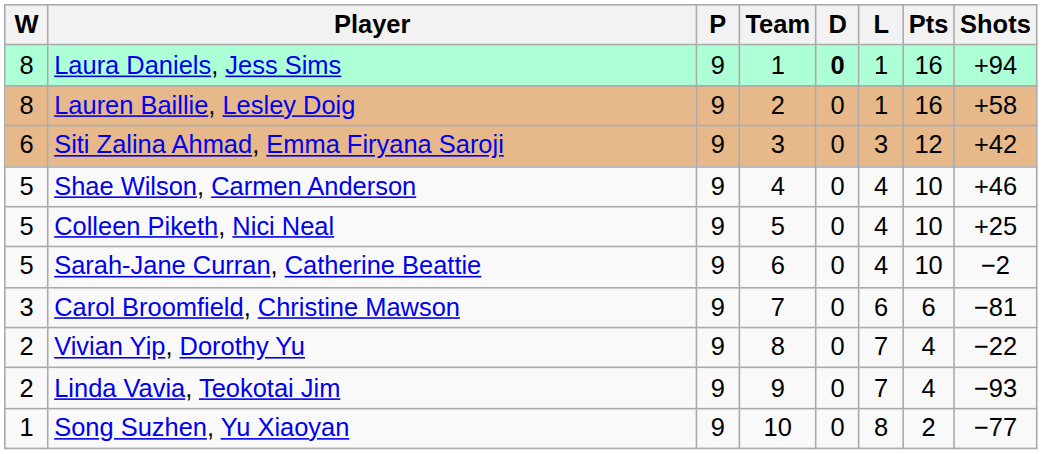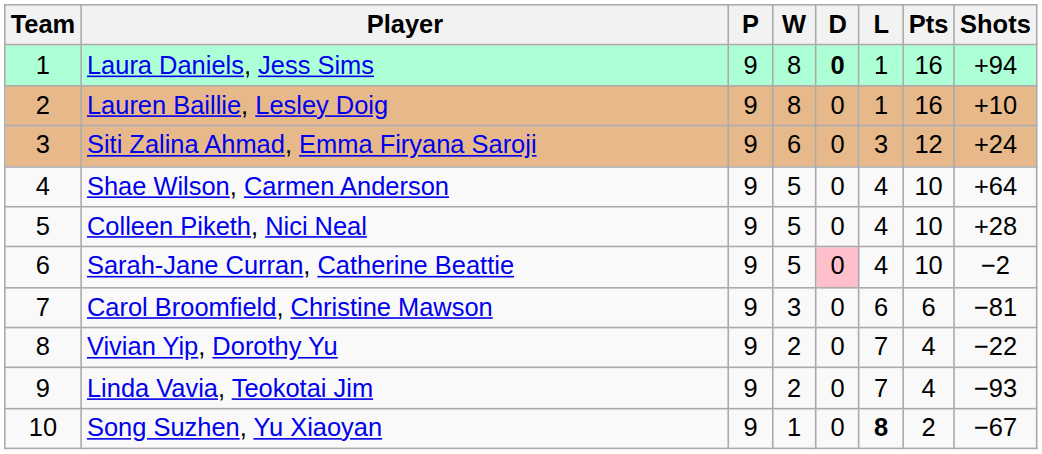columns swapped: (778, 24) <-> (27, 24)
(995, 105) +58 -> (995, 105) +10
(995, 145) +42 -> (995, 145) +24
(995, 186) +46 -> (995, 186) +64
(995, 226) +25 -> (995, 226) +28
(838, 266) no background -> (838, 266) pink background
(881, 428) normal -> (881, 428) bold
(995, 428) −77 -> (995, 428) −67
